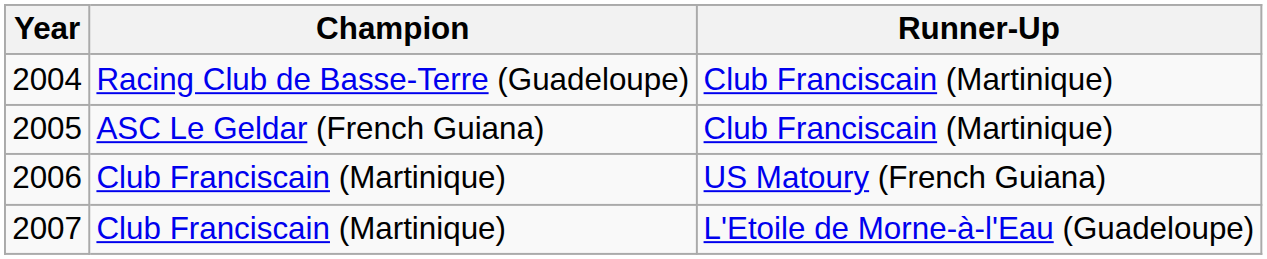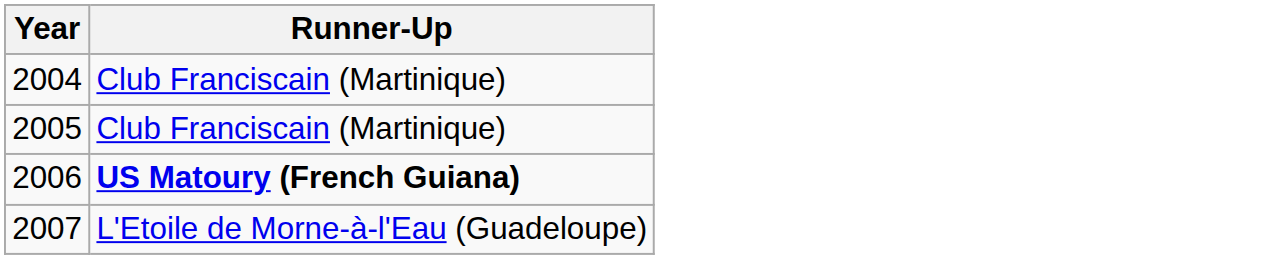- column: (393, 29)
(905, 178) normal -> (308, 178) bold
